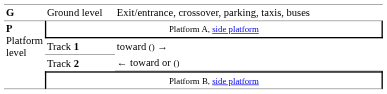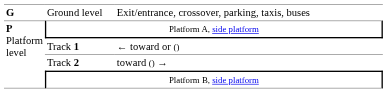(142, 46) toward () → -> (148, 46) ← toward or ()
(148, 62) ← toward or () -> (142, 62) toward () →
